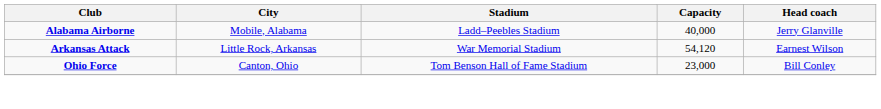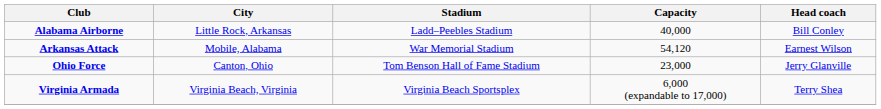(268, 30) Mobile, Alabama -> (243, 30) Little Rock, Arkansas
(810, 30) Jerry Glanville -> (818, 30) Bill Conley
(268, 48) Little Rock, Arkansas -> (243, 48) Mobile, Alabama
(810, 65) Bill Conley -> (818, 65) Jerry Glanville
+ row: (79, 89)
